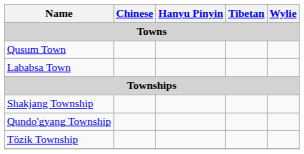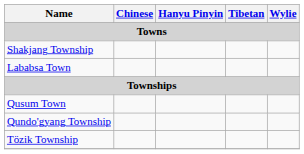rows swapped: (36, 50) <-> (50, 104)
